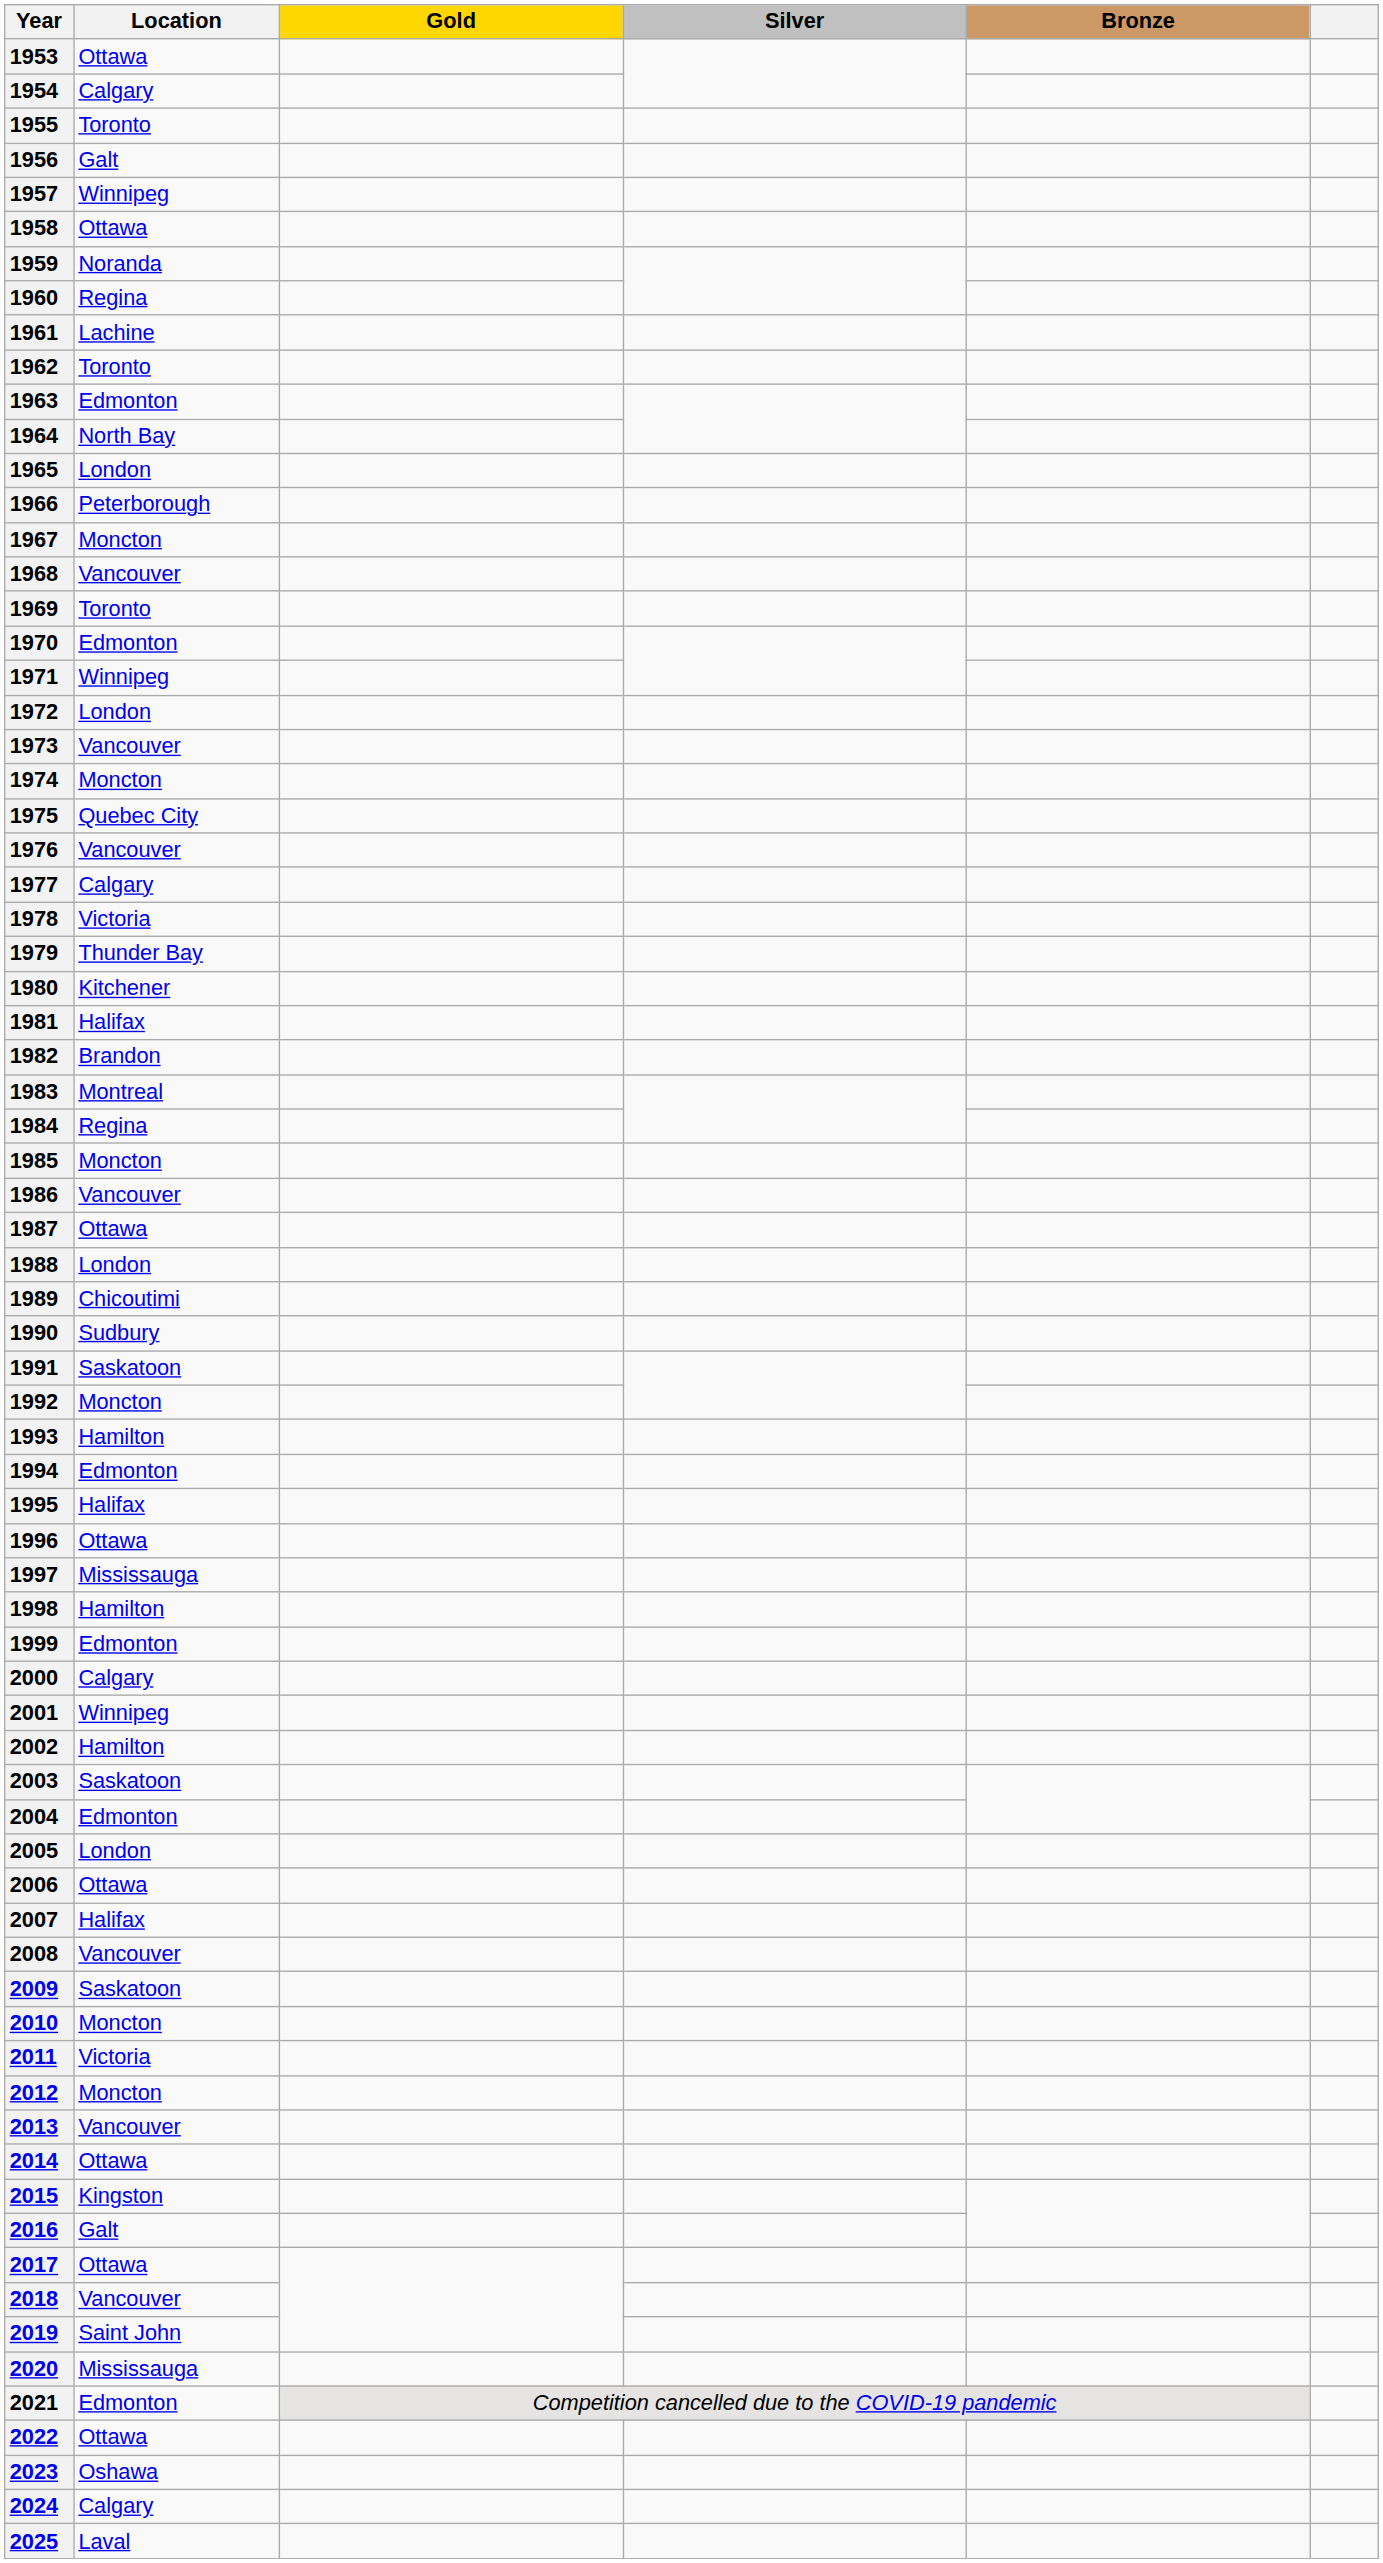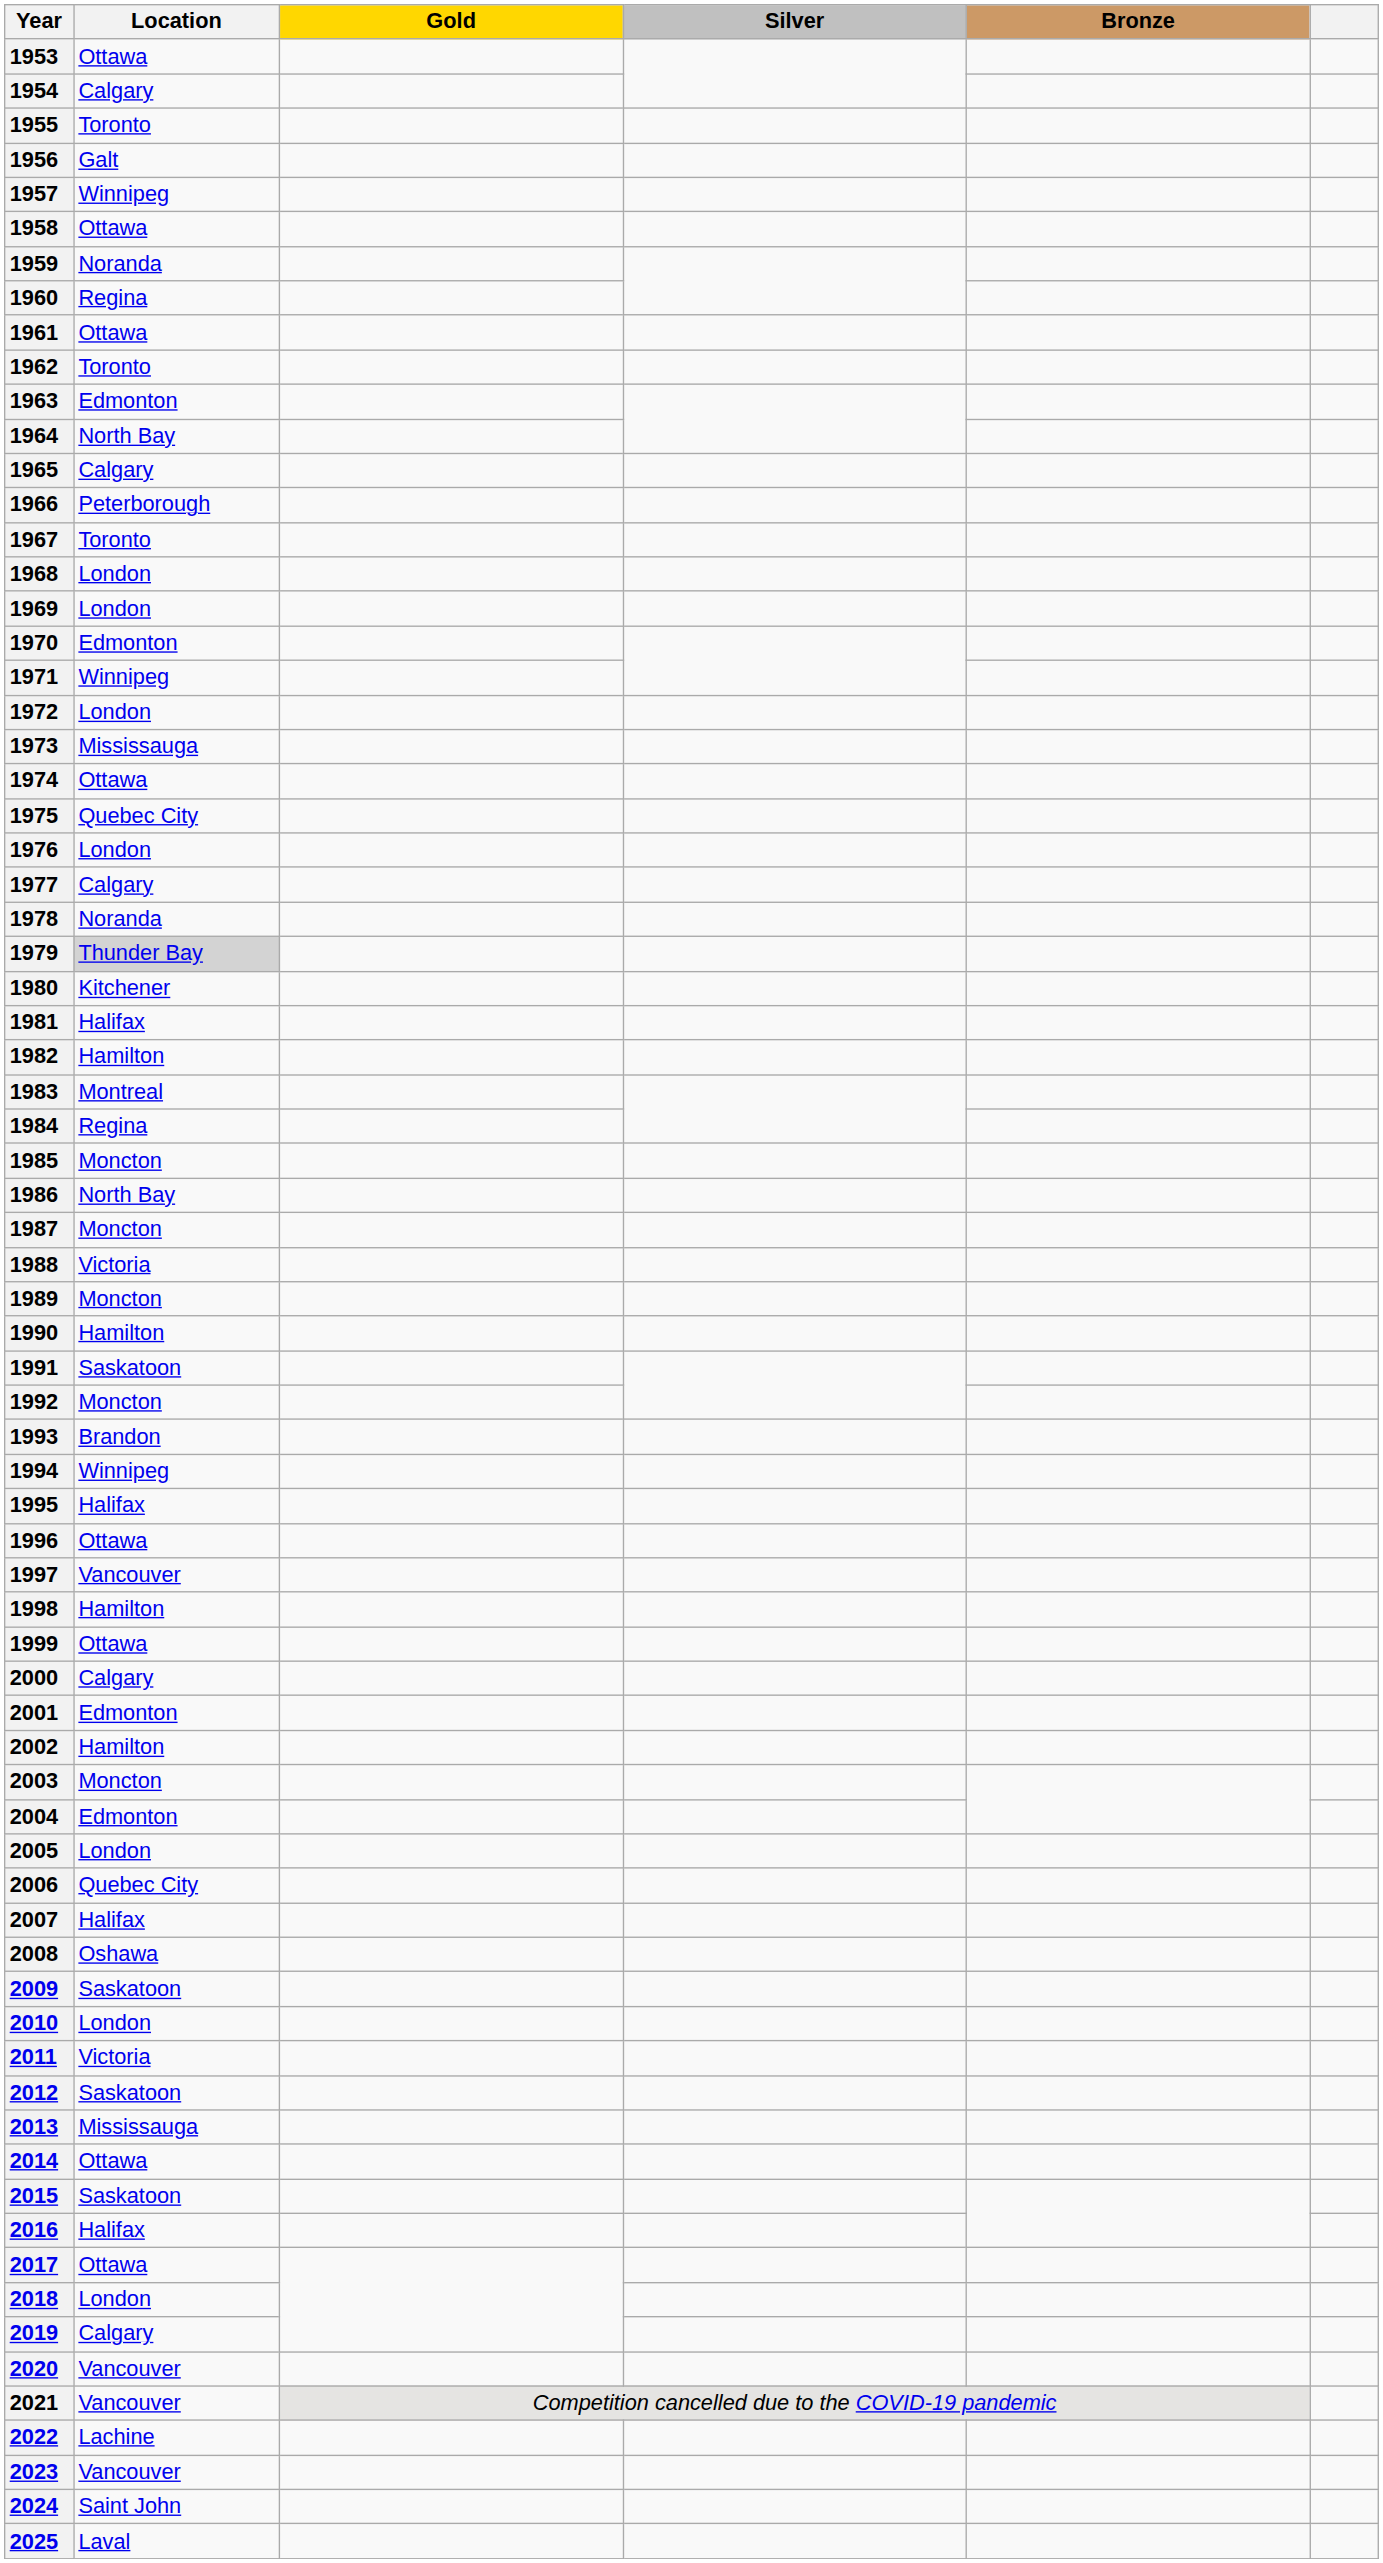(116, 332) Lachine -> (113, 332) Ottawa
(115, 470) London -> (116, 470) Calgary
(120, 539) Moncton -> (115, 539) Toronto
(130, 573) Vancouver -> (115, 573) London
(115, 608) Toronto -> (115, 608) London
(130, 746) Vancouver -> (138, 746) Mississauga
(120, 780) Moncton -> (113, 780) Ottawa
(130, 849) Vancouver -> (115, 849) London
(114, 919) Victoria -> (120, 919) Noranda
(141, 953) no background -> (141, 953) lightgrey background
(120, 1057) Brandon -> (121, 1057) Hamilton
(130, 1195) Vancouver -> (127, 1195) North Bay
(113, 1229) Ottawa -> (120, 1229) Moncton
(115, 1264) London -> (114, 1264) Victoria
(129, 1298) Chicoutimi -> (120, 1298) Moncton
(119, 1333) Sudbury -> (121, 1333) Hamilton
(121, 1436) Hamilton -> (120, 1436) Brandon
(128, 1471) Edmonton -> (124, 1471) Winnipeg
(138, 1574) Mississauga -> (130, 1574) Vancouver
(128, 1643) Edmonton -> (113, 1643) Ottawa
(124, 1712) Winnipeg -> (128, 1712) Edmonton
(130, 1781) Saskatoon -> (120, 1781) Moncton
(113, 1885) Ottawa -> (138, 1885) Quebec City
(130, 1954) Vancouver -> (118, 1954) Oshawa
(120, 2023) Moncton -> (115, 2023) London
(120, 2092) Moncton -> (130, 2092) Saskatoon
(130, 2126) Vancouver -> (138, 2126) Mississauga
(121, 2195) Kingston -> (130, 2195) Saskatoon
(98, 2230) Galt -> (112, 2230) Halifax
(130, 2299) Vancouver -> (115, 2299) London
(130, 2333) Saint John -> (116, 2333) Calgary
(138, 2368) Mississauga -> (130, 2368) Vancouver
(128, 2402) Edmonton -> (130, 2402) Vancouver
(113, 2437) Ottawa -> (116, 2437) Lachine
(118, 2471) Oshawa -> (130, 2471) Vancouver
(116, 2506) Calgary -> (130, 2506) Saint John
